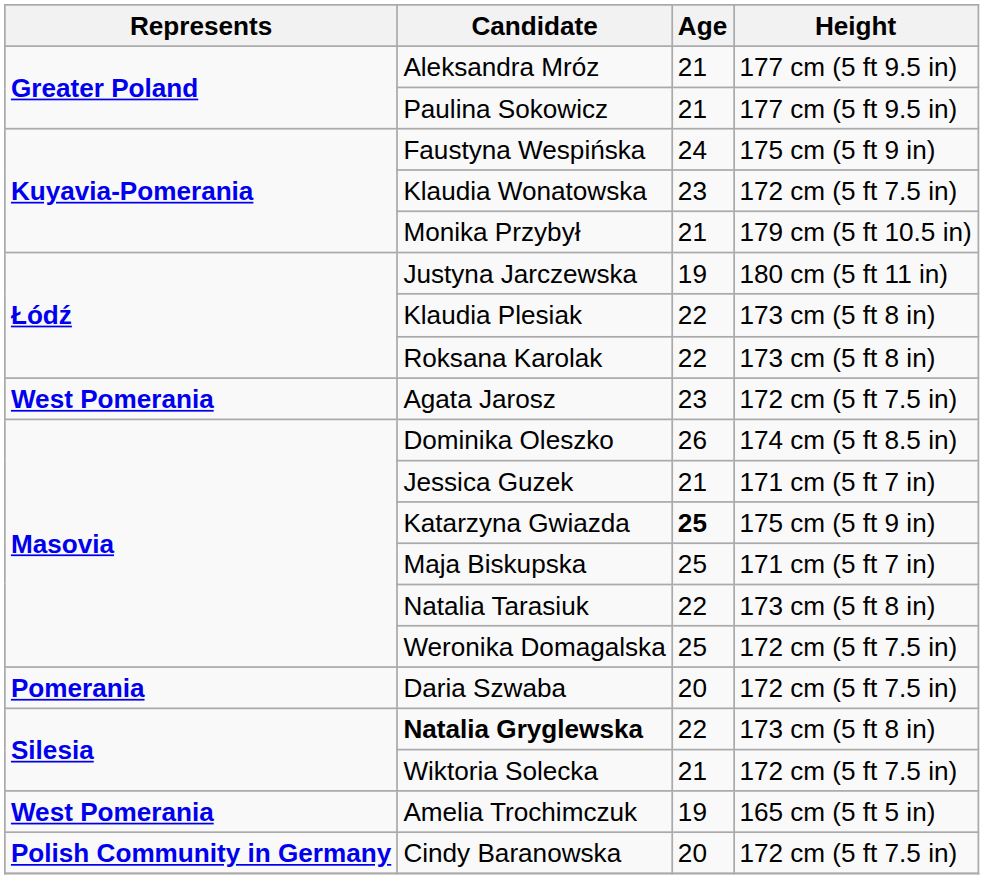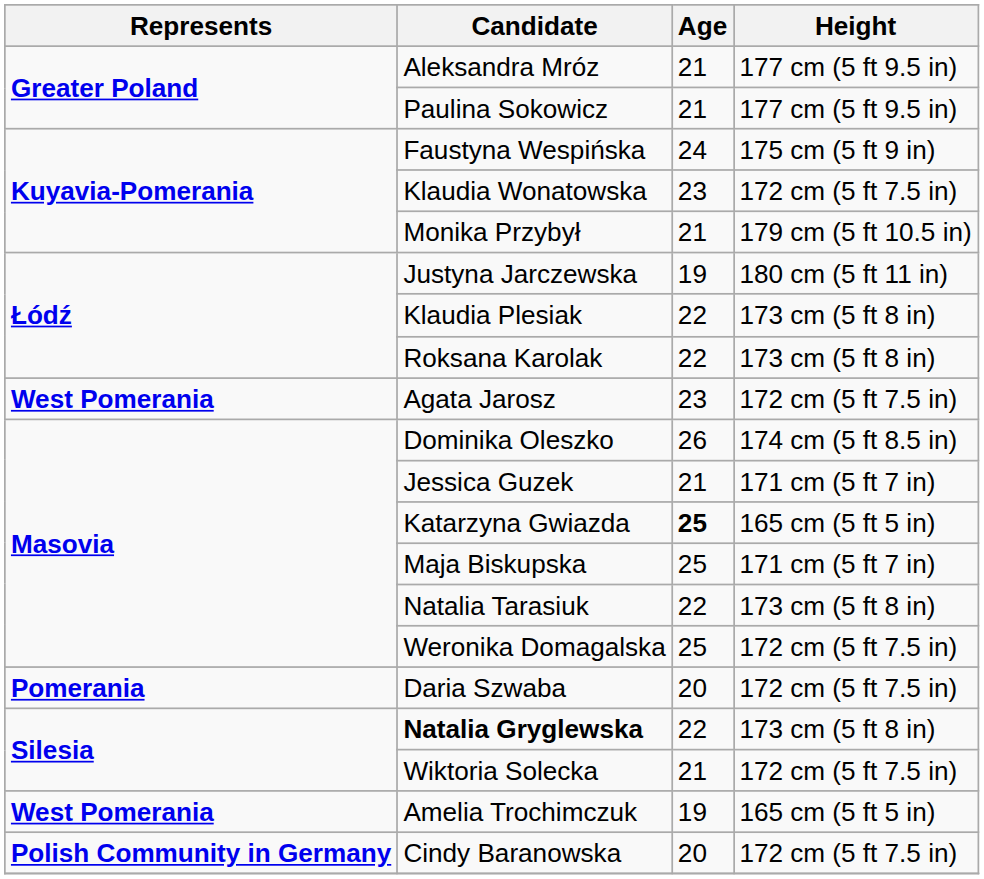(837, 522) 175 cm (5 ft 9 in) -> (837, 522) 165 cm (5 ft 5 in)
